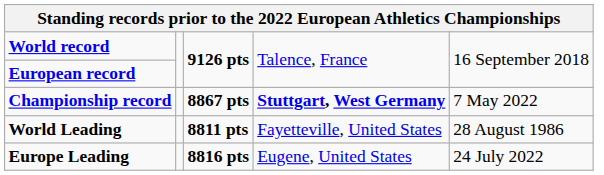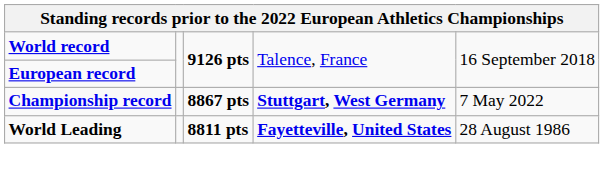(349, 128) normal -> (354, 128) bold
- row: (69, 156)
